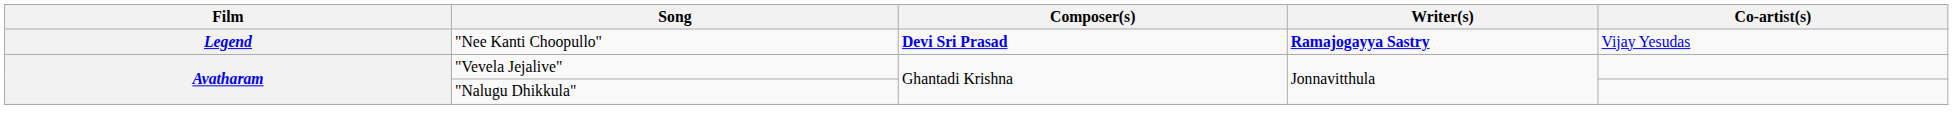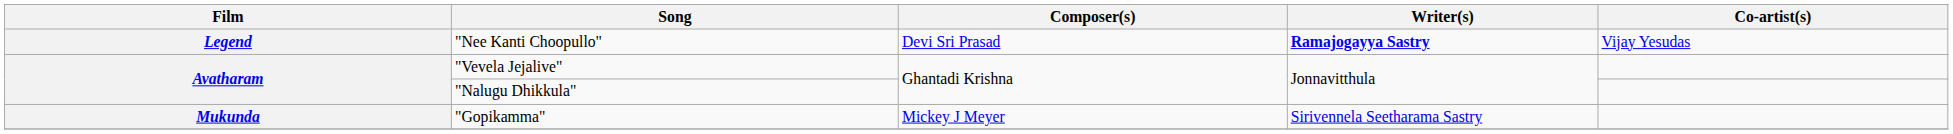(955, 41) bold -> (951, 41) normal
+ row: (500, 116)
